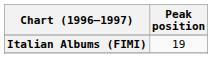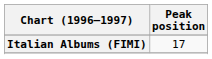(179, 44) 19 -> (179, 44) 17
